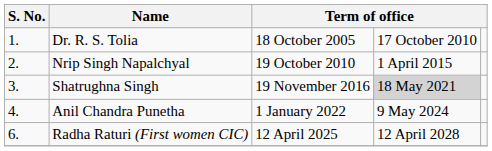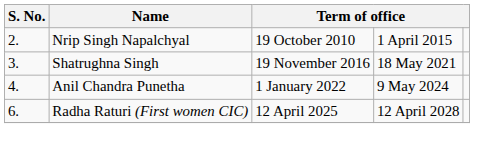- row: (95, 39)
(417, 87) lightgrey background -> (417, 63) no background
